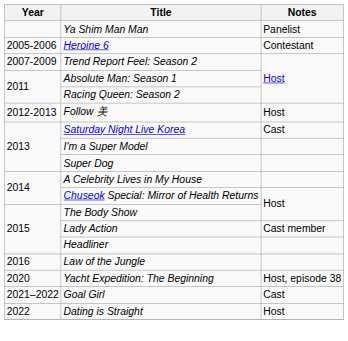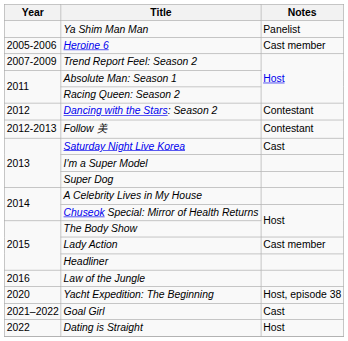(288, 45) Contestant -> (294, 45) Cast member
+ row: (140, 111)
(274, 112) Host -> (288, 129) Contestant
